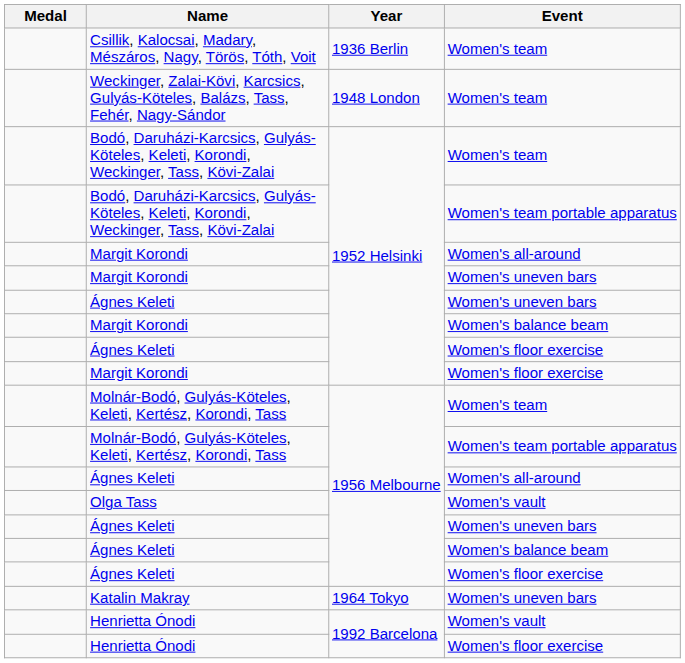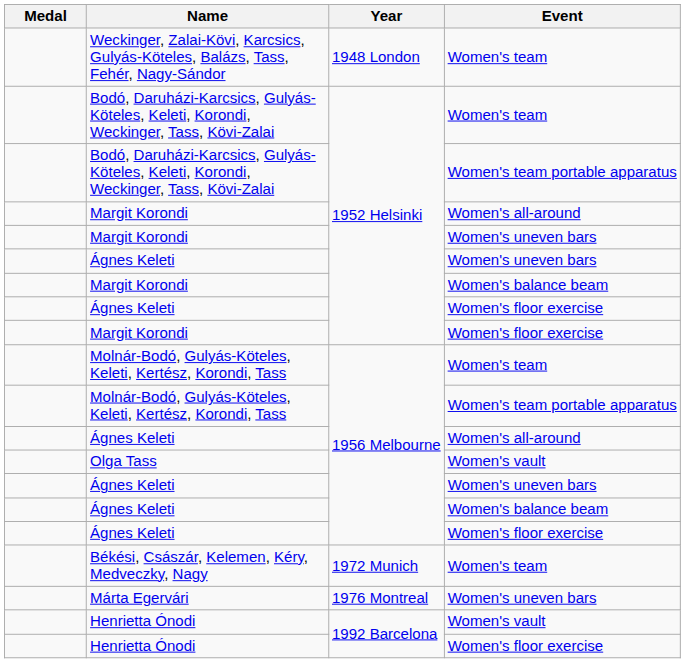- row: (203, 48)
- row: (140, 598)
+ row: (199, 565)
+ row: (139, 598)
